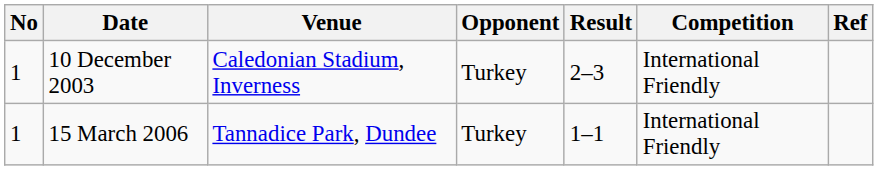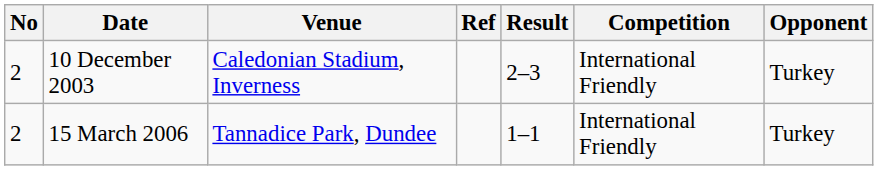columns swapped: (510, 22) <-> (850, 22)
(16, 71) 1 -> (16, 71) 2
(16, 133) 1 -> (16, 133) 2
